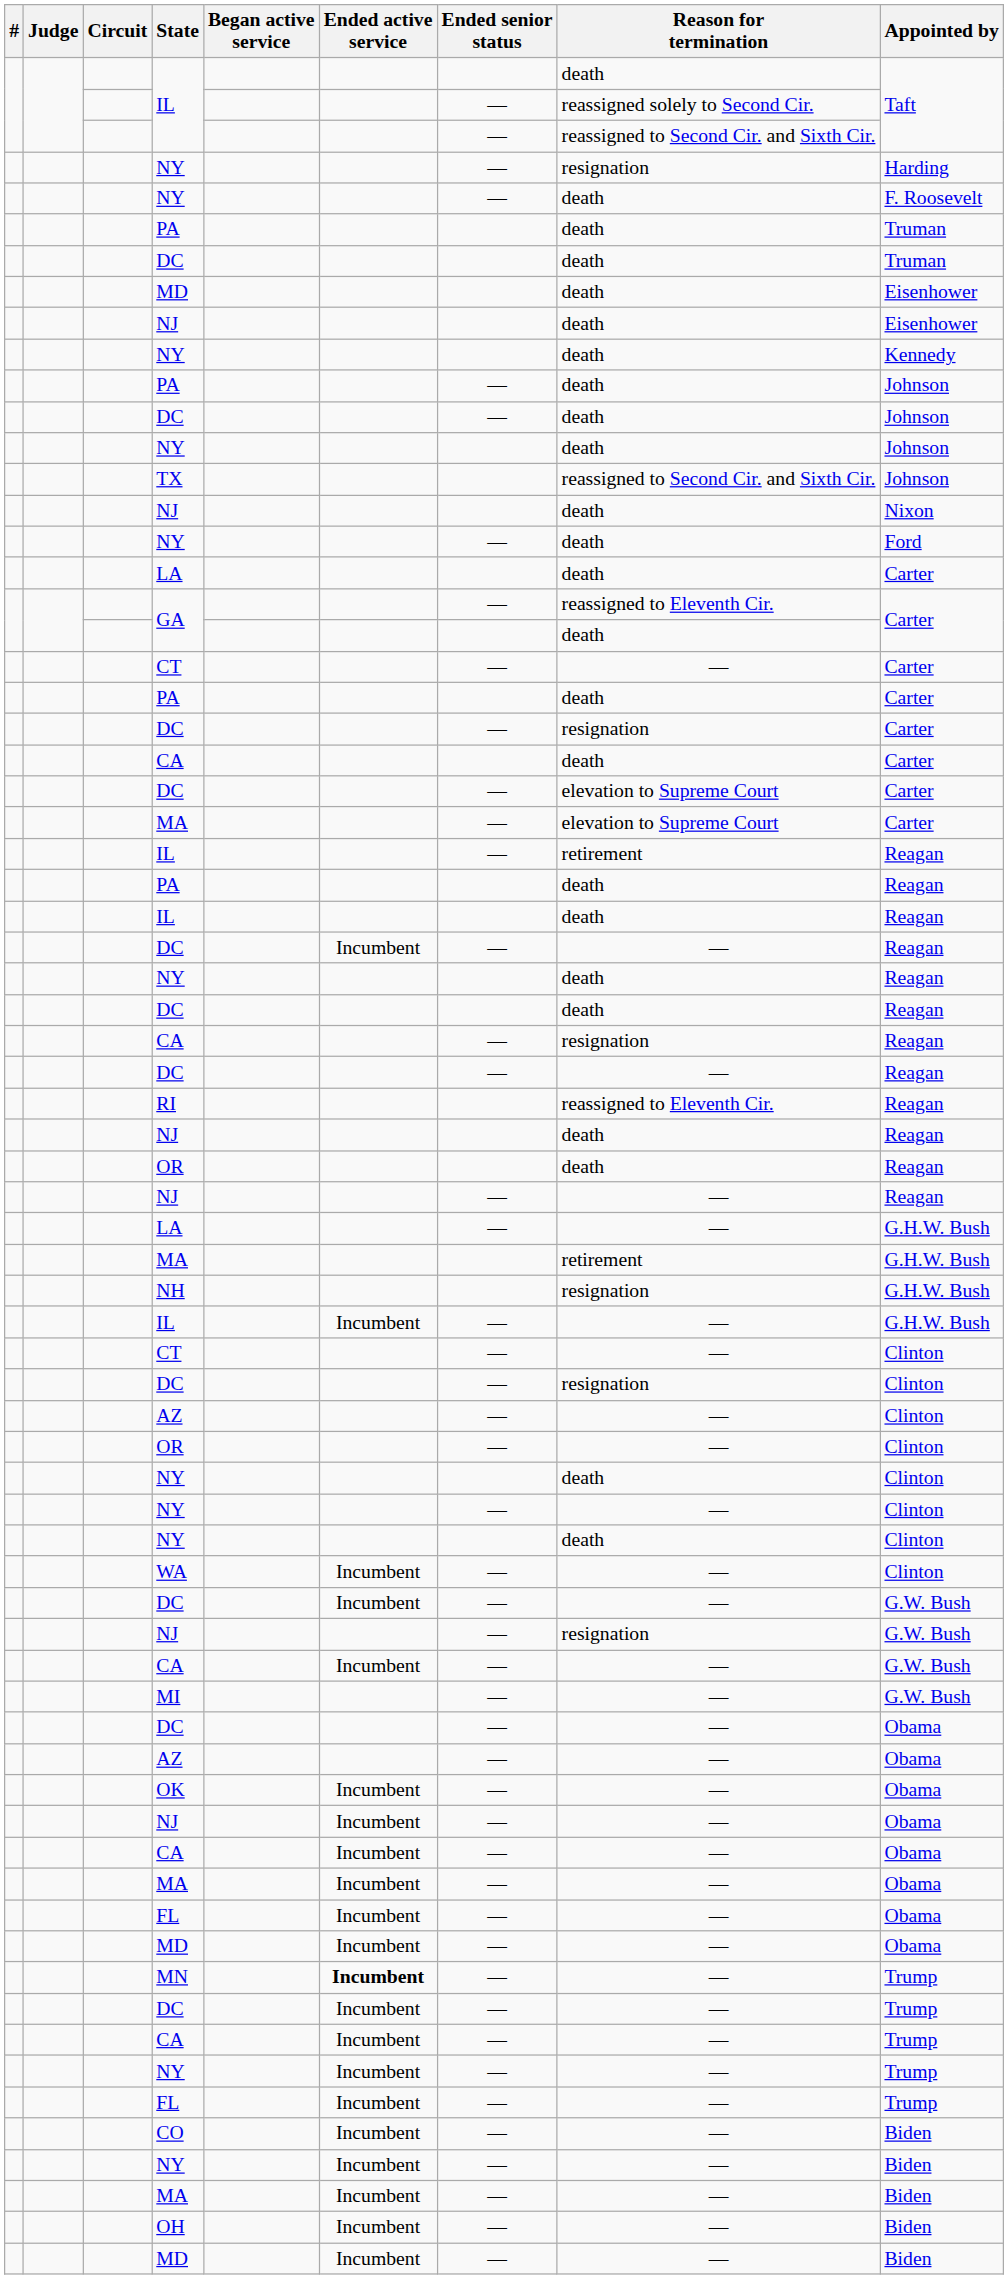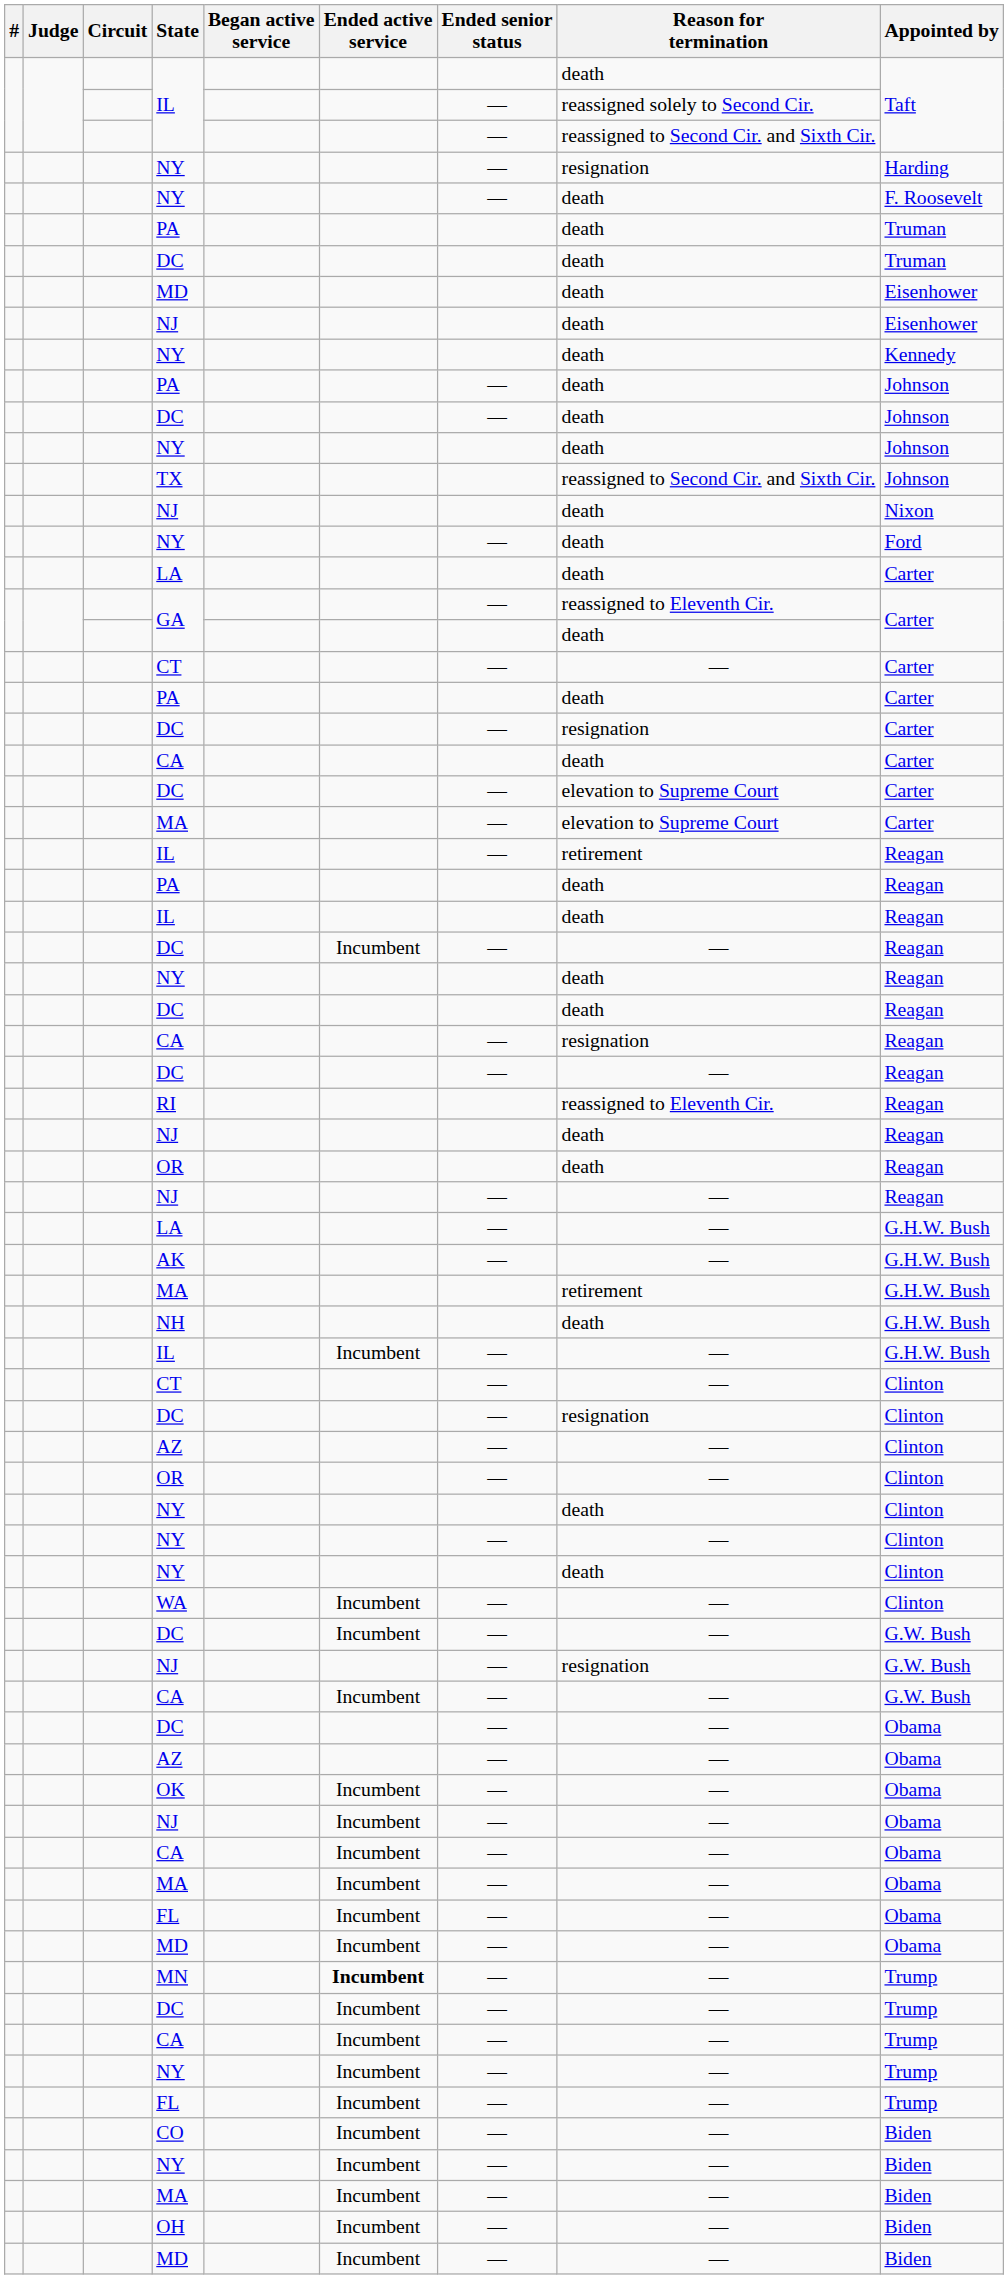+ row: (14, 1260)
(605, 1290) resignation -> (583, 1321) death
- row: (14, 1697)
